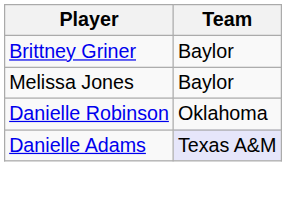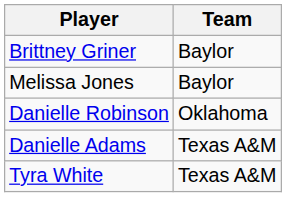(227, 144) lavender background -> (227, 144) no background
+ row: (56, 176)
